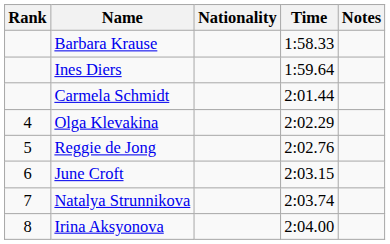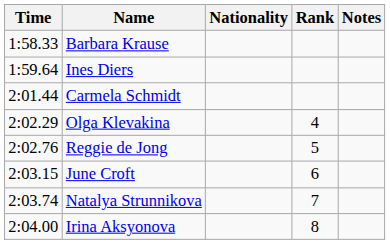columns swapped: (28, 17) <-> (309, 17)
